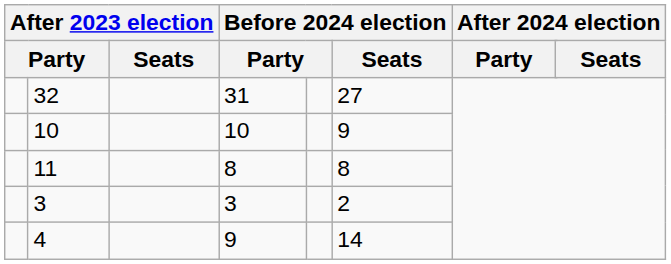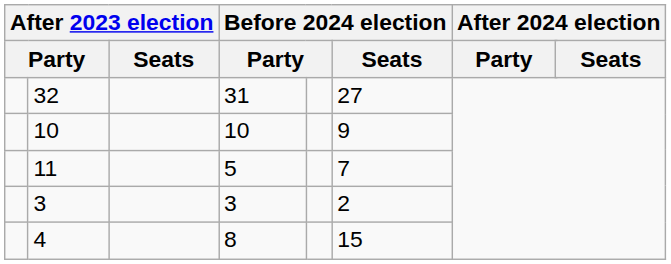(230, 167) 8 -> (230, 167) 5
(344, 167) 8 -> (344, 167) 7
(230, 240) 9 -> (230, 240) 8
(350, 240) 14 -> (350, 240) 15
